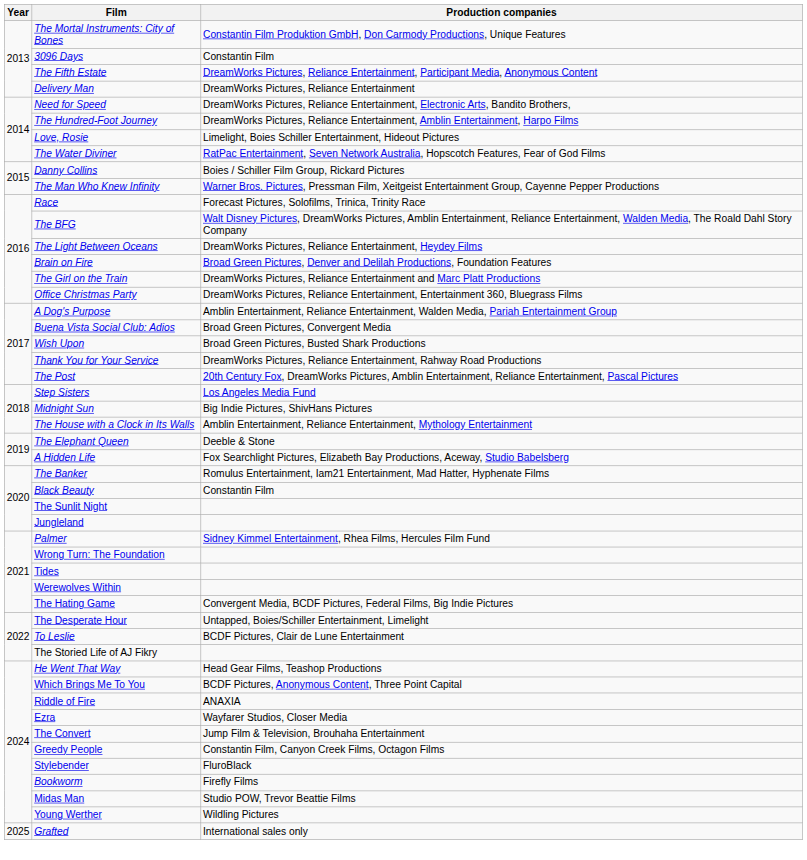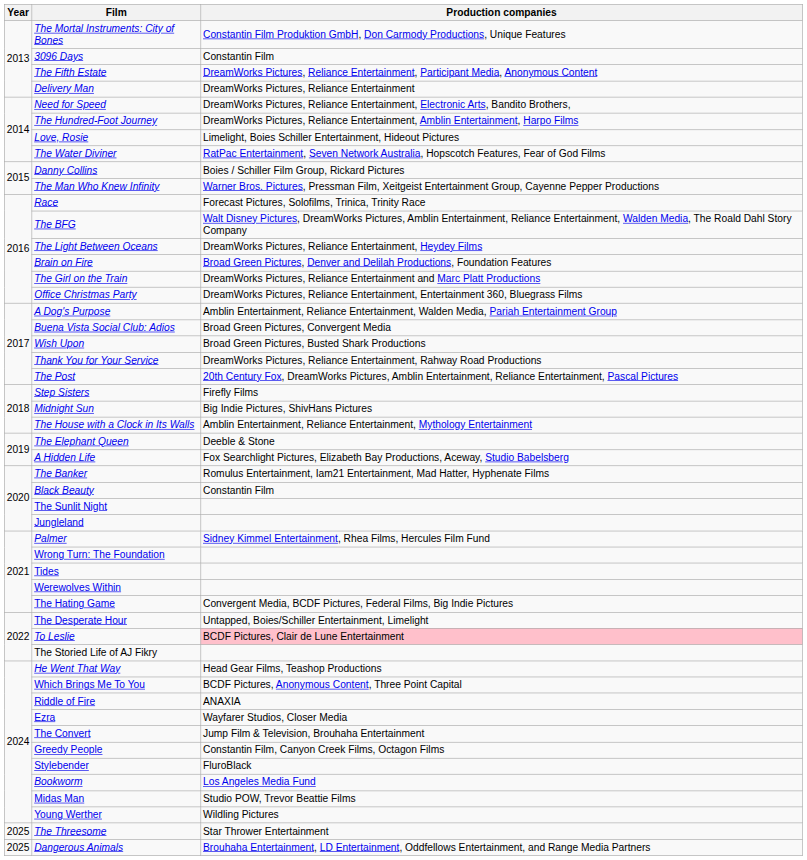(259, 392) Los Angeles Media Fund -> (231, 392) Firefly Films
(303, 636) no background -> (303, 636) pink background
(231, 782) Firefly Films -> (259, 782) Los Angeles Media Fund
- row: (51, 831)
+ row: (70, 831)
+ row: (79, 847)
